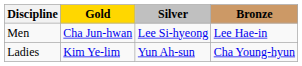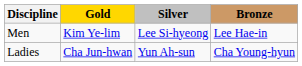(98, 33) Cha Jun-hwan -> (92, 33) Kim Ye-lim
(92, 52) Kim Ye-lim -> (98, 52) Cha Jun-hwan
